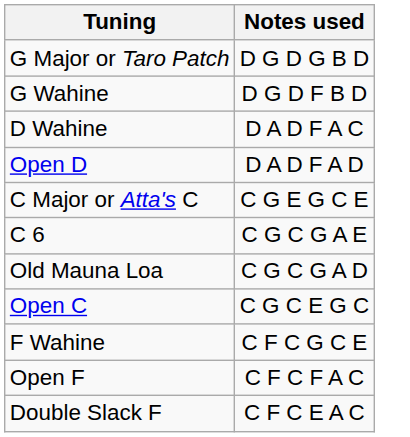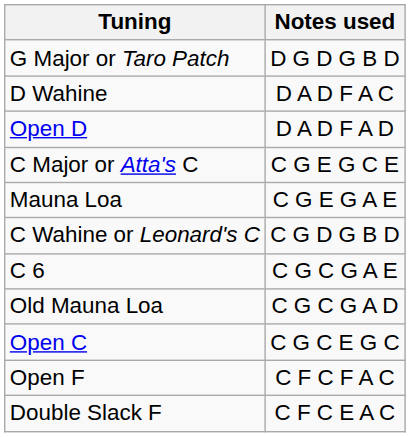- row: (59, 93)
+ row: (66, 199)
+ row: (135, 235)
- row: (57, 341)
